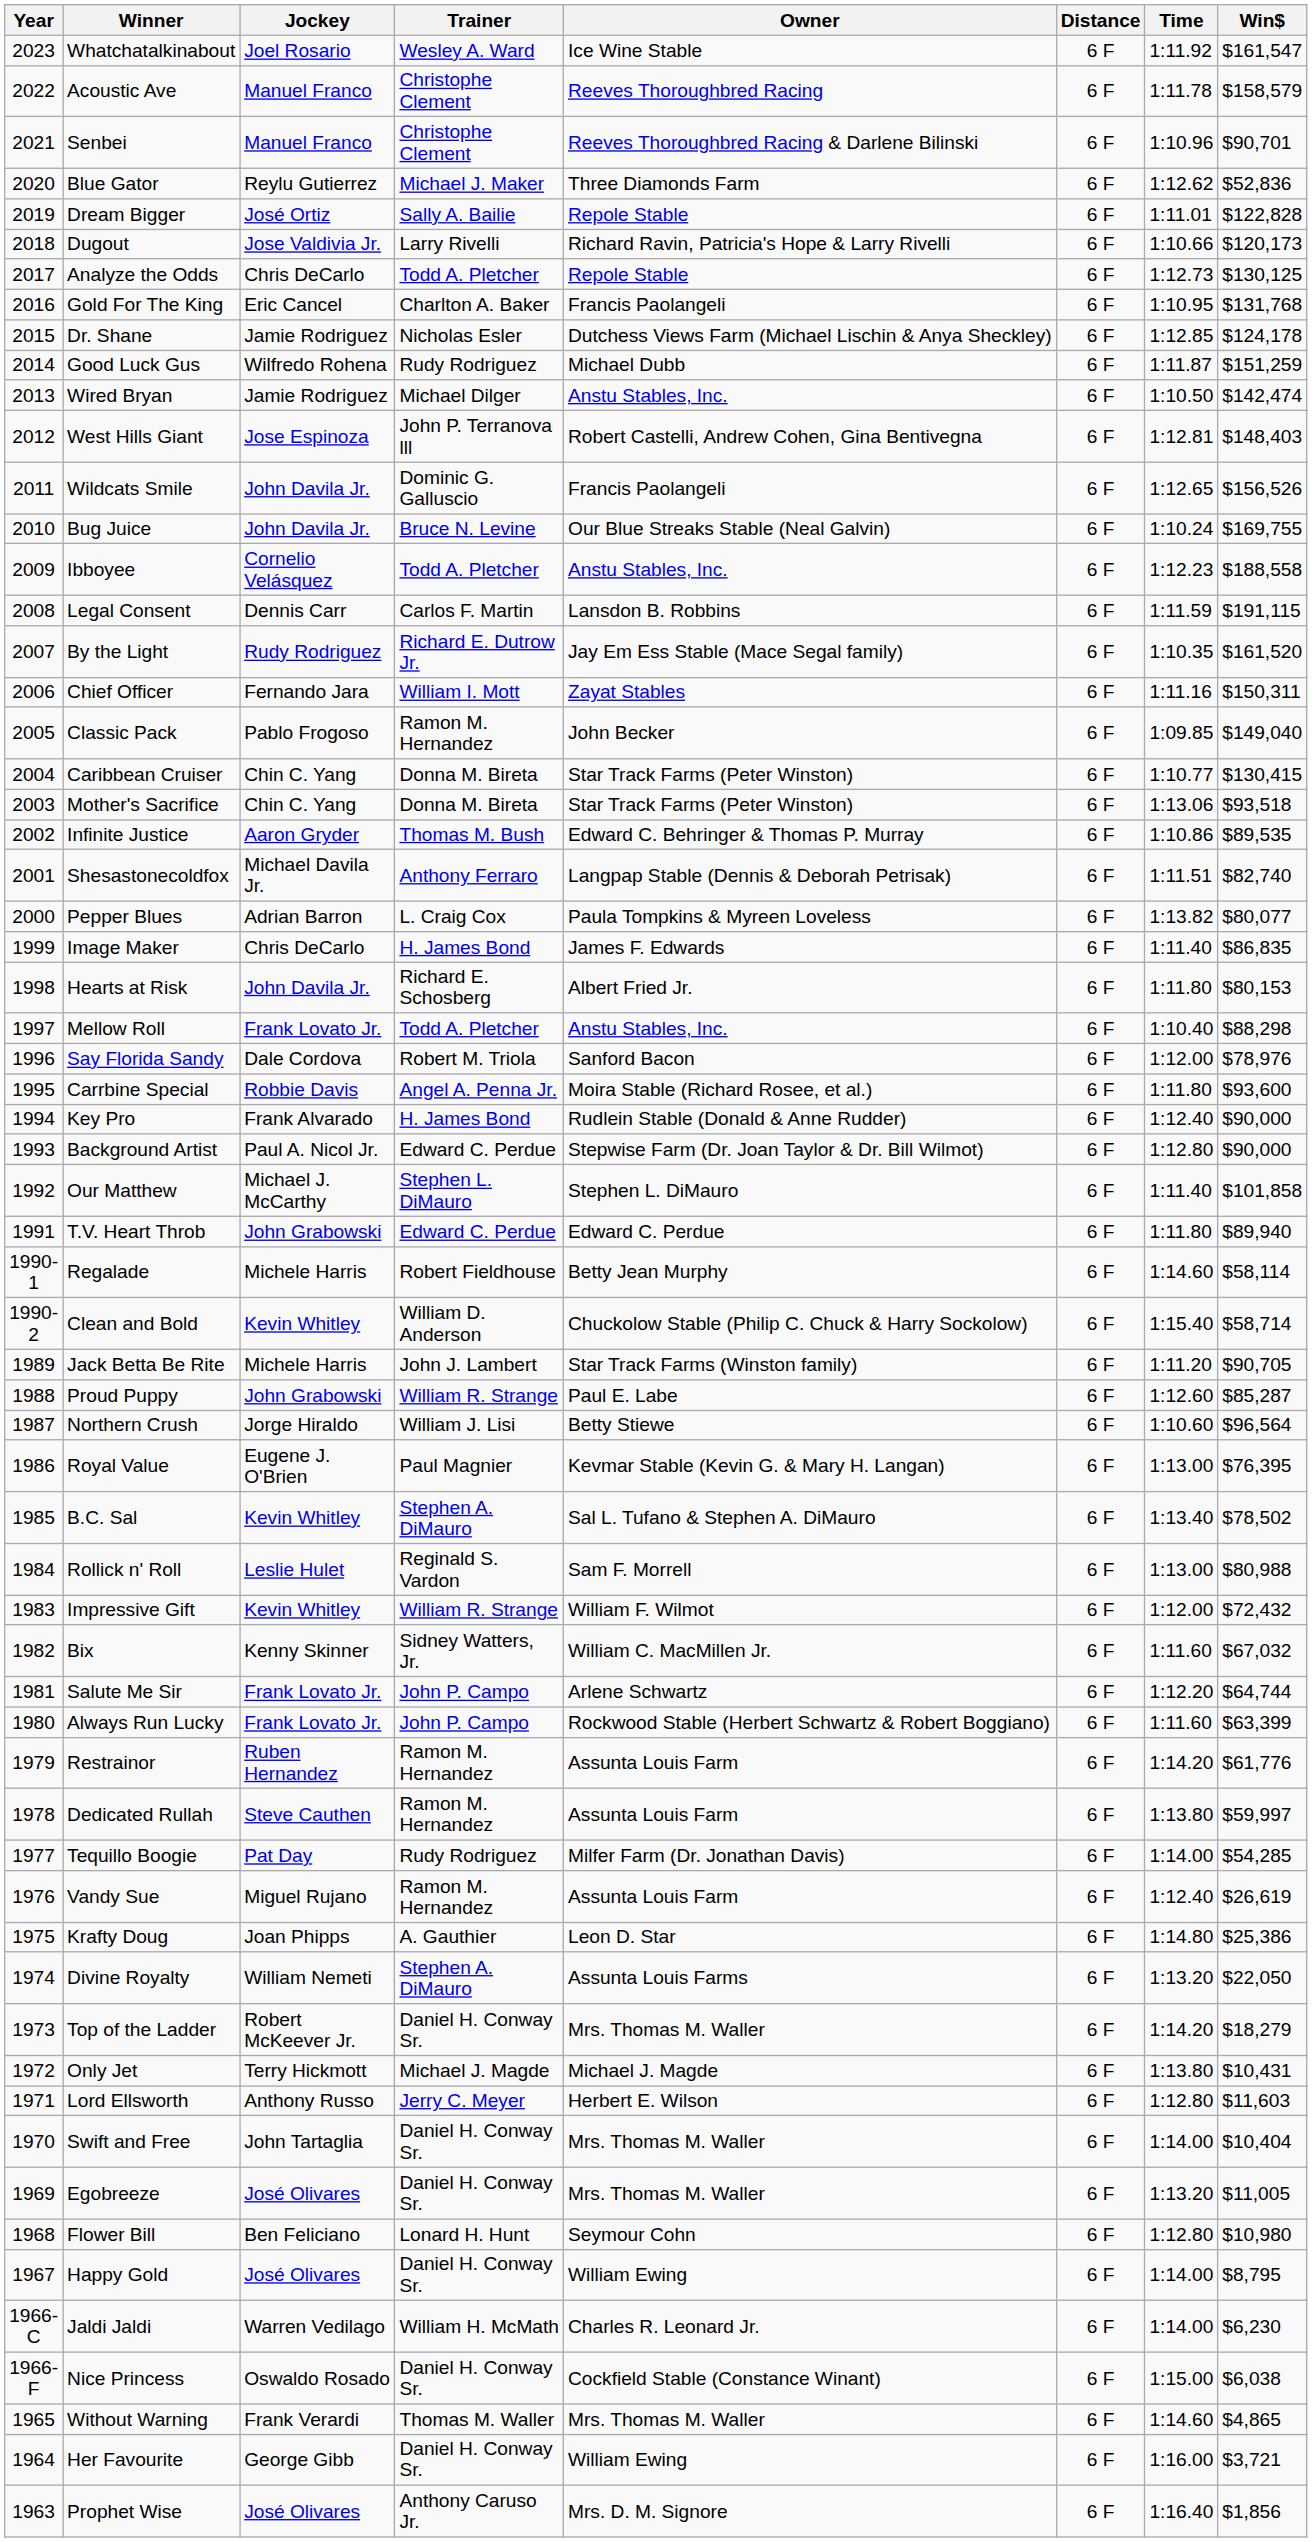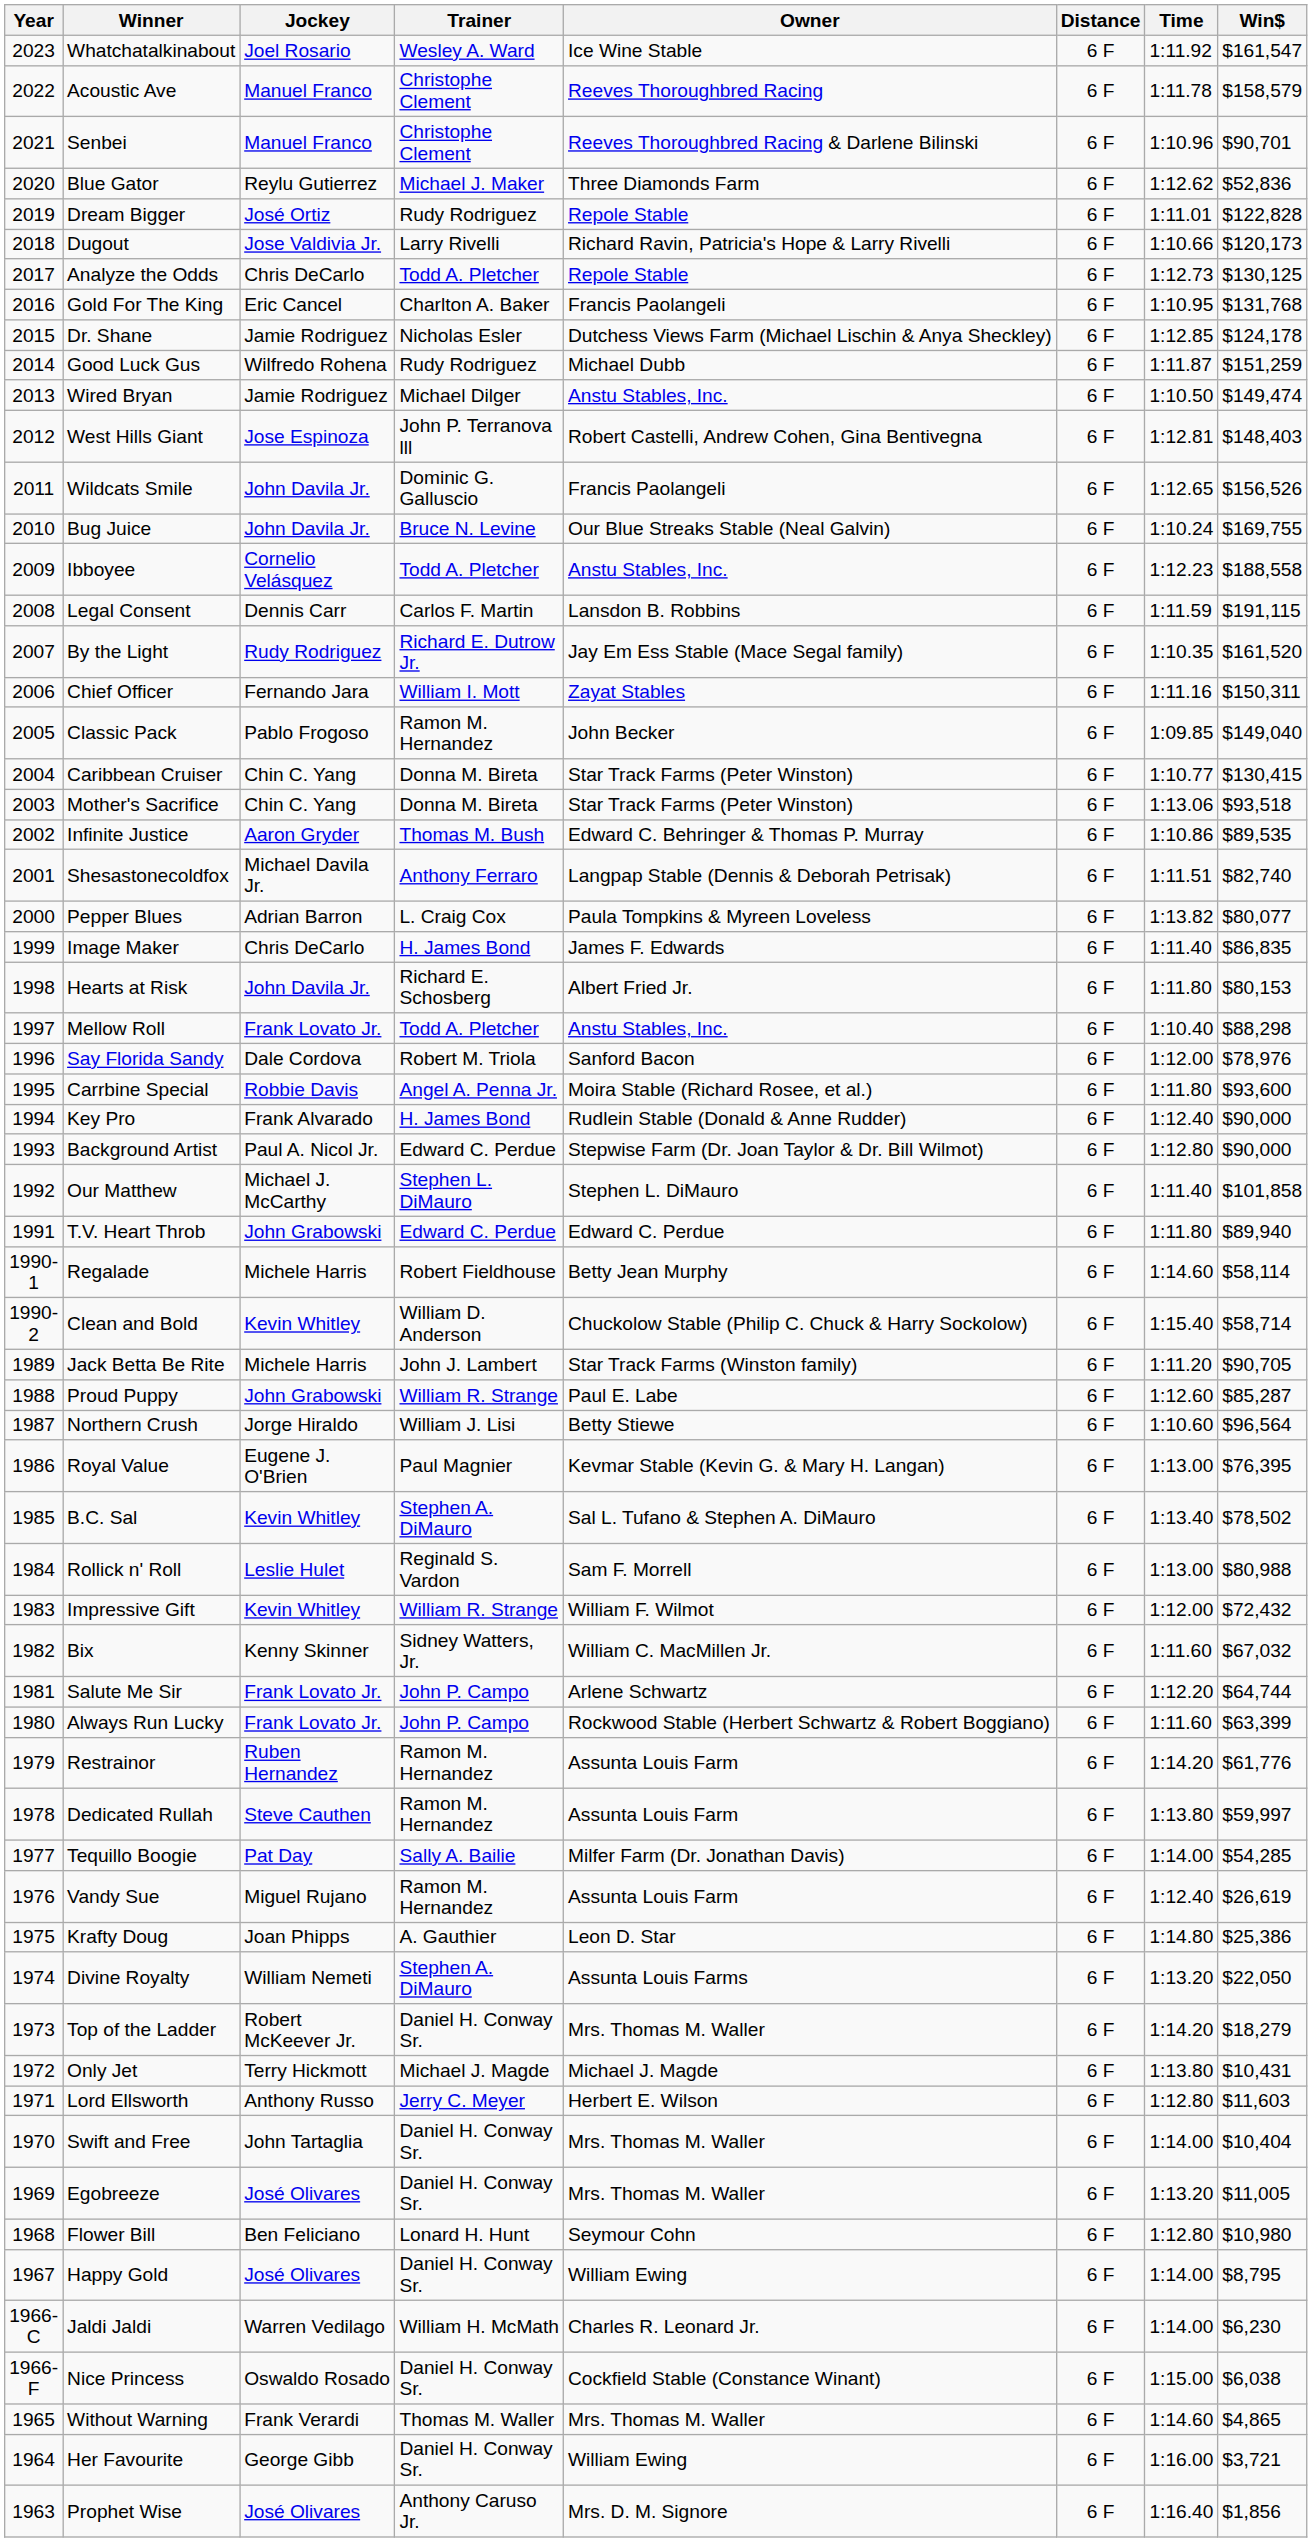(457, 214) Sally A. Bailie -> (468, 214) Rudy Rodriguez
(1262, 396) $142,474 -> (1262, 396) $149,474
(468, 1856) Rudy Rodriguez -> (457, 1856) Sally A. Bailie
